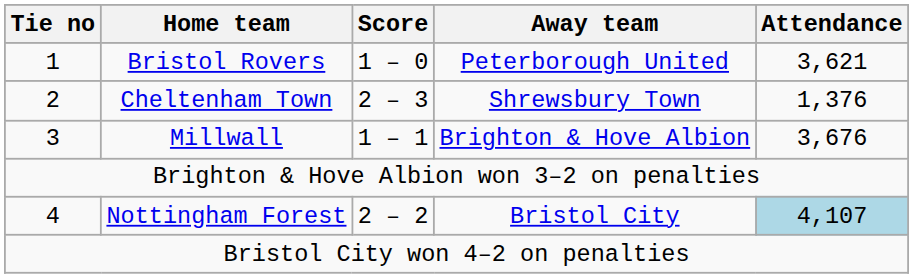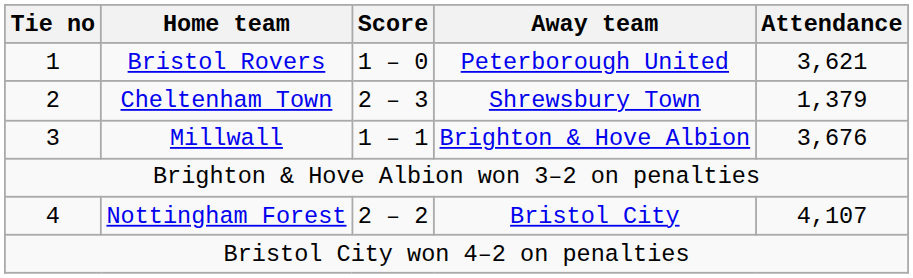(832, 101) 1,376 -> (832, 101) 1,379
(832, 216) lightblue background -> (832, 216) no background
